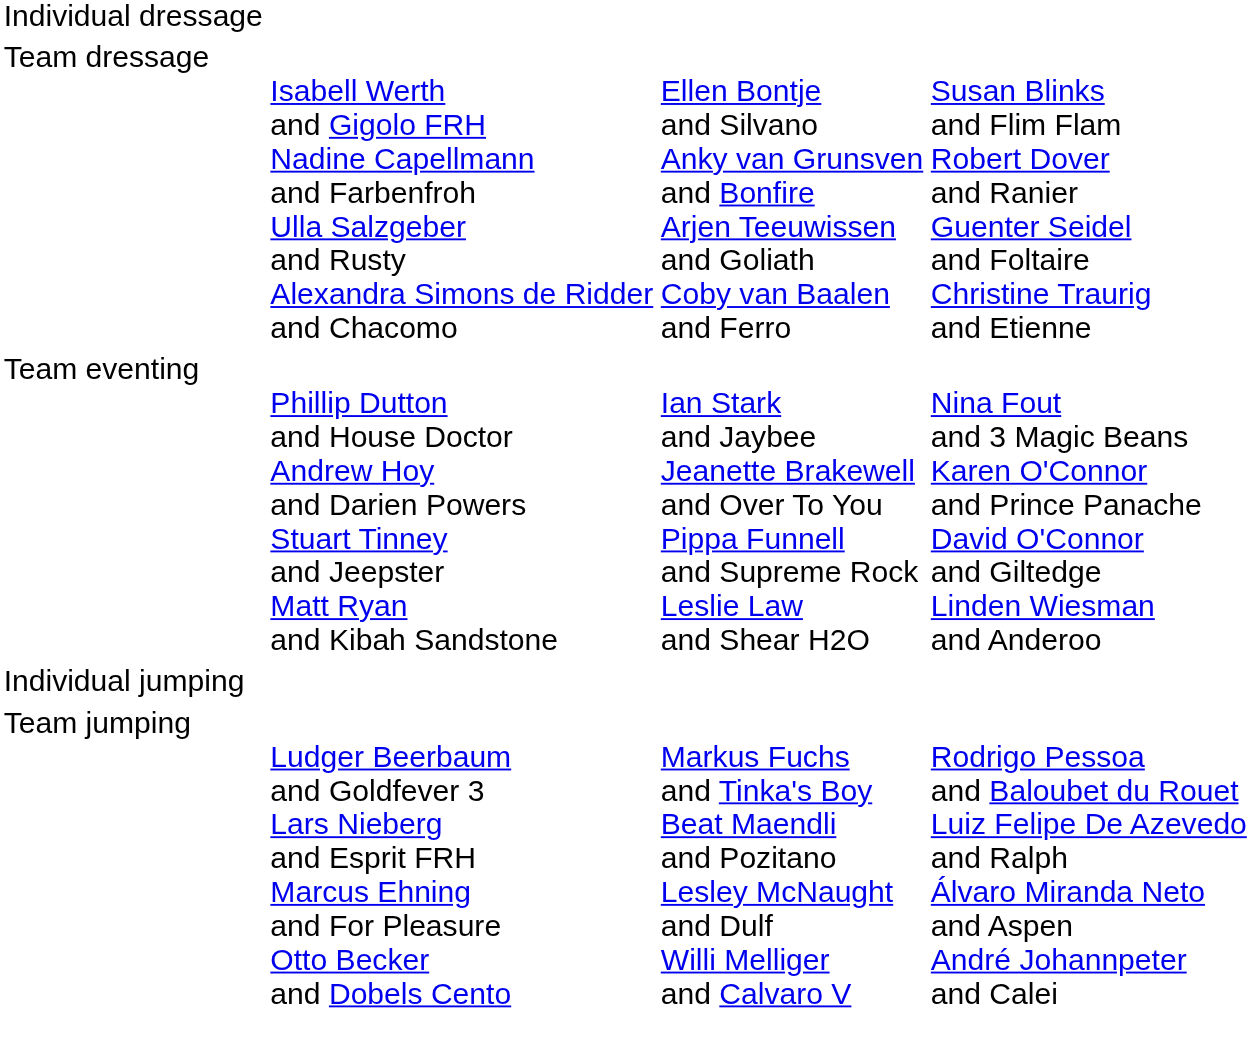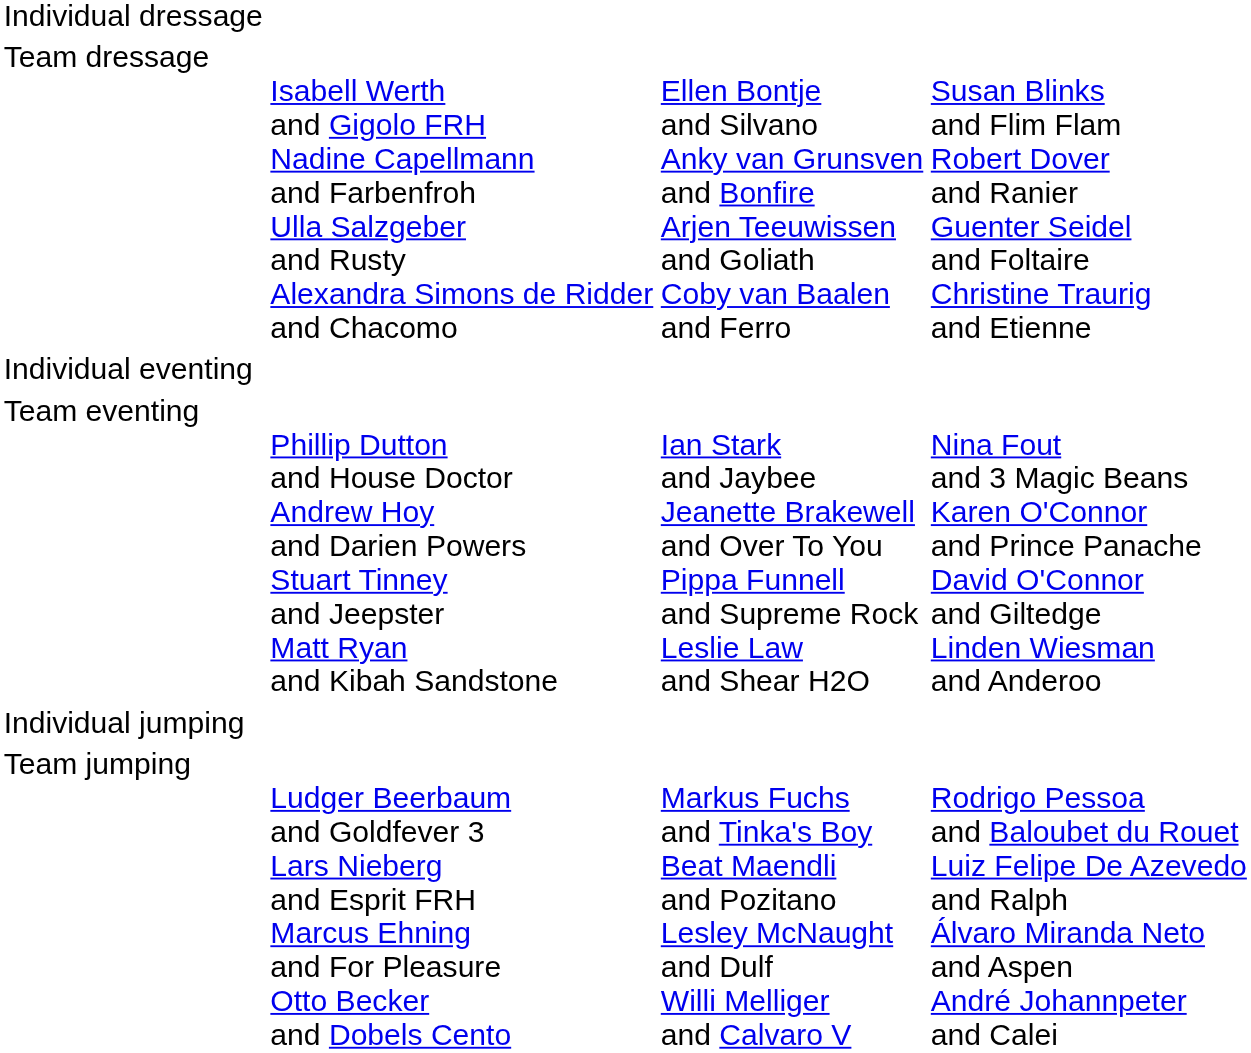+ row: (128, 369)
